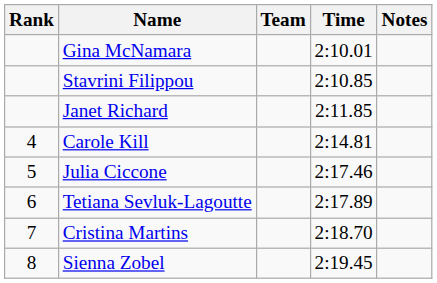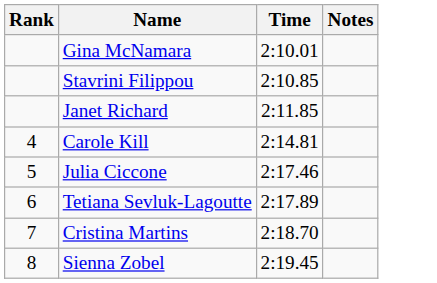- column: (283, 19)
